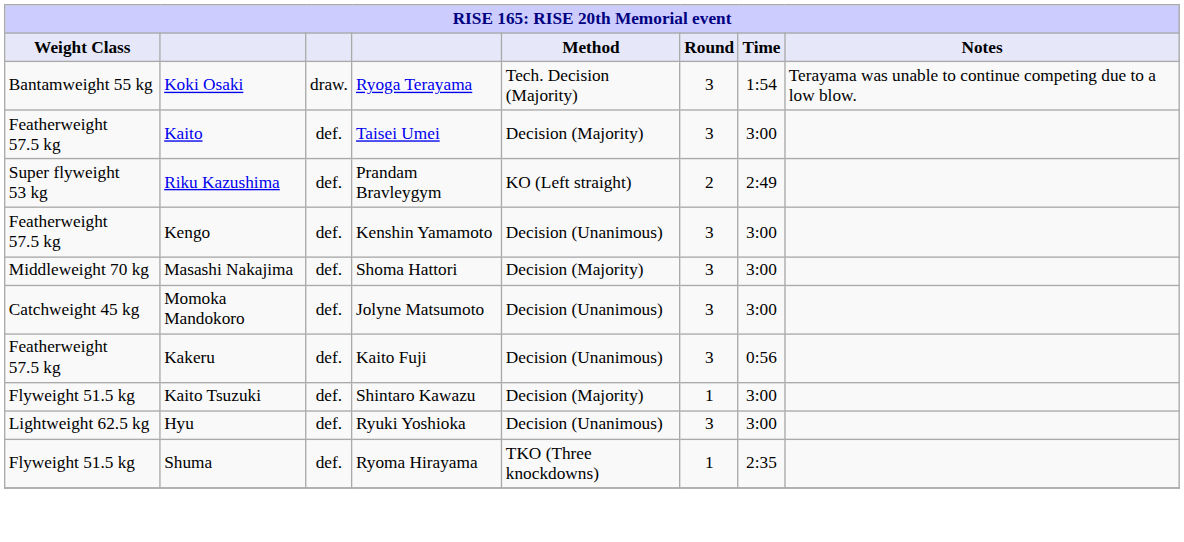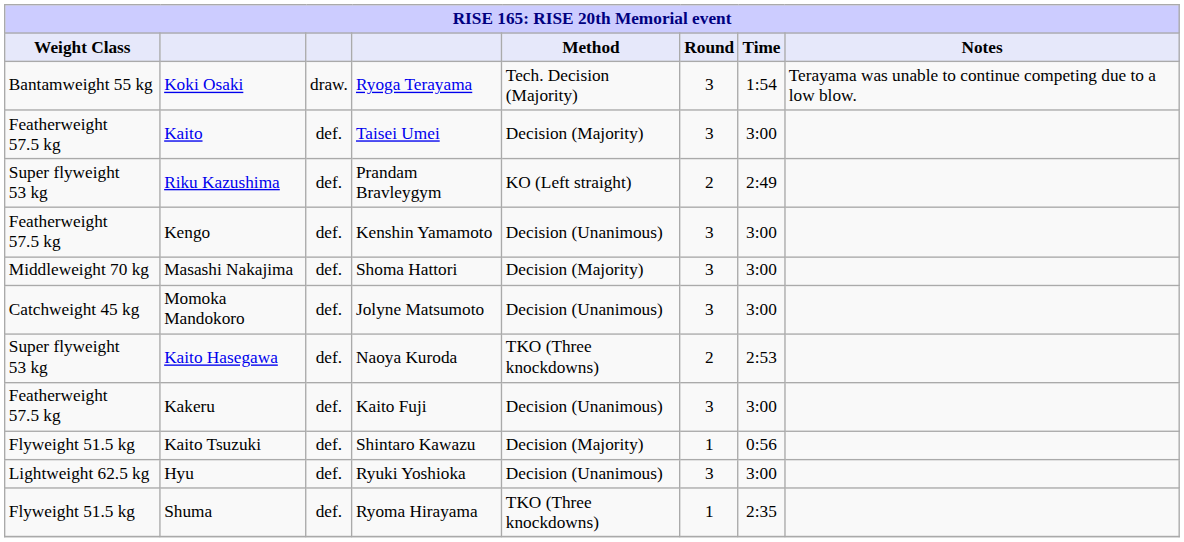+ row: (221, 357)
(761, 357) 0:56 -> (761, 406) 3:00
(761, 396) 3:00 -> (761, 445) 0:56
